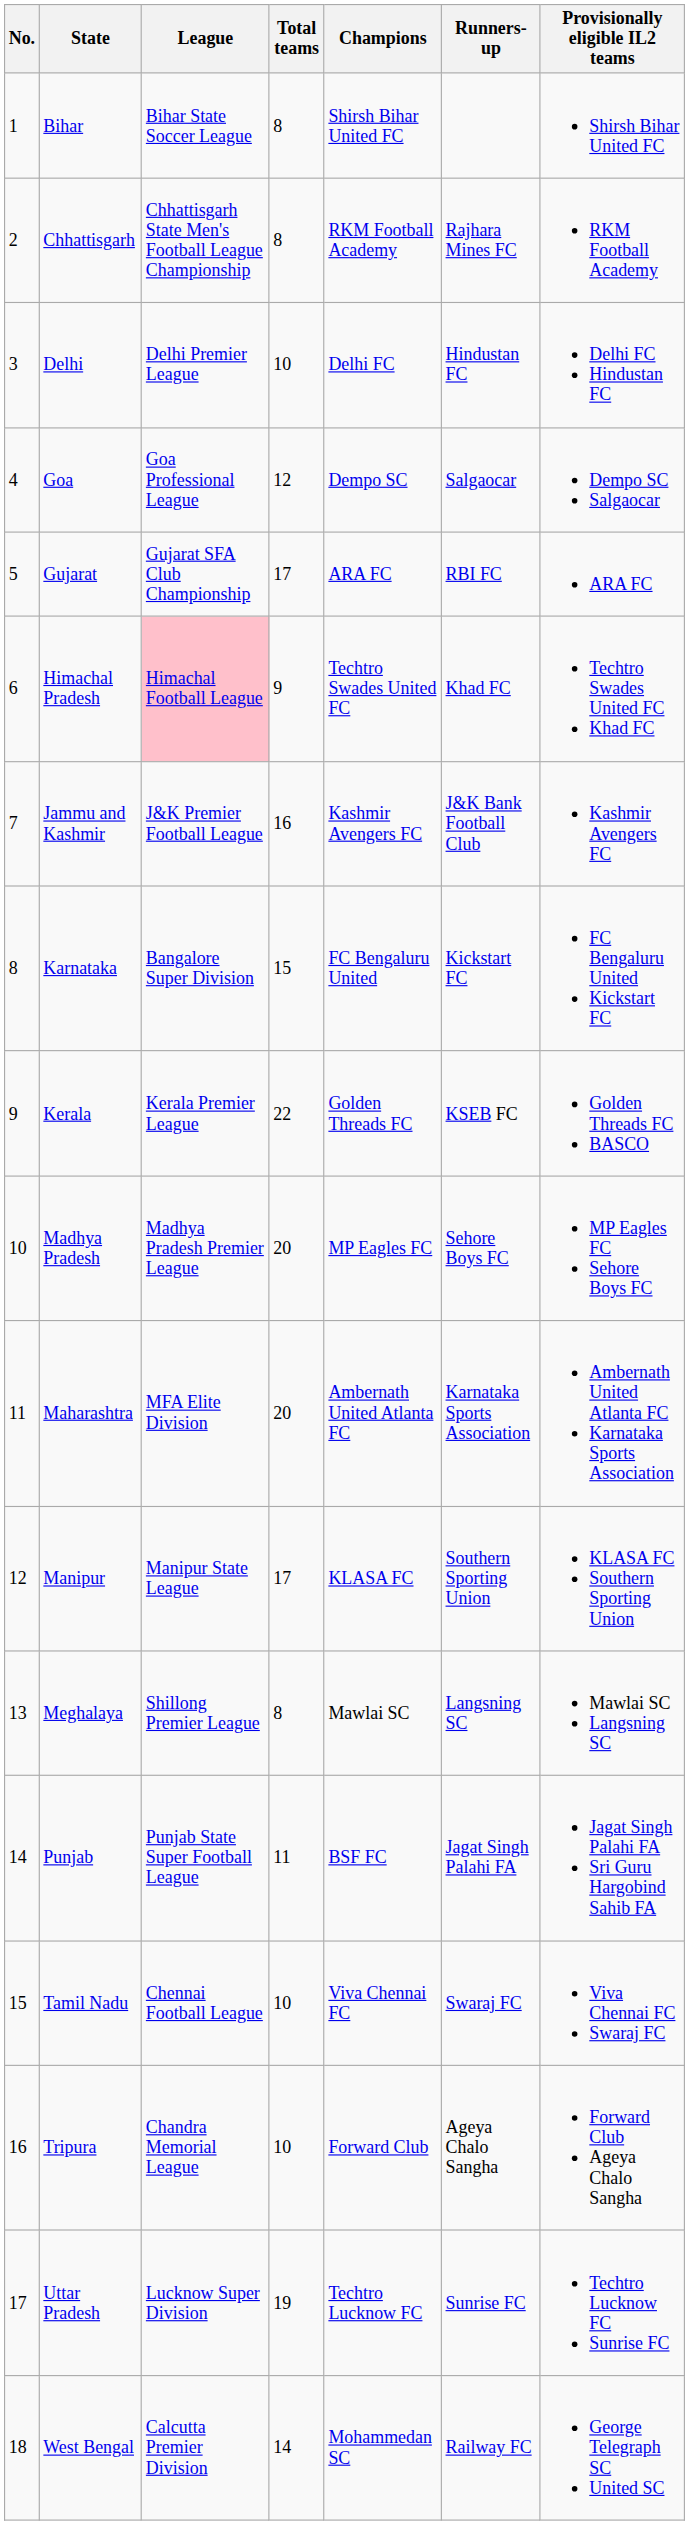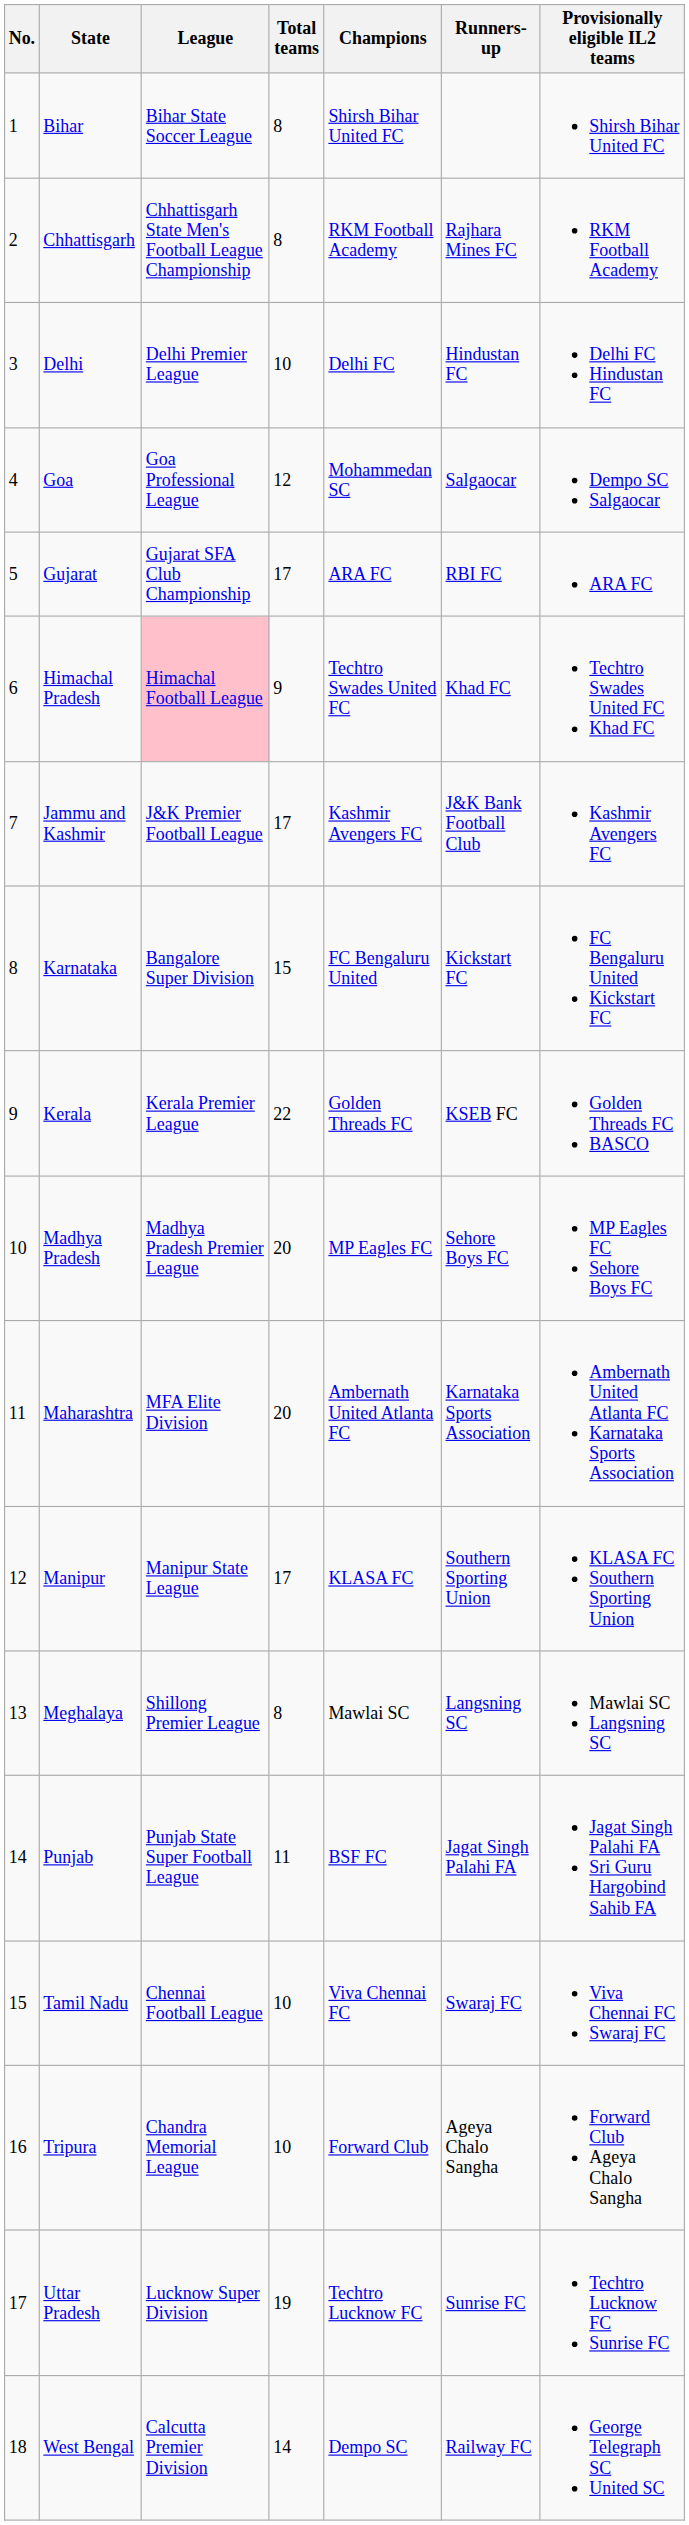(368, 479) Dempo SC -> (380, 479) Mohammedan SC
(282, 823) 16 -> (282, 823) 17
(380, 2447) Mohammedan SC -> (368, 2447) Dempo SC
